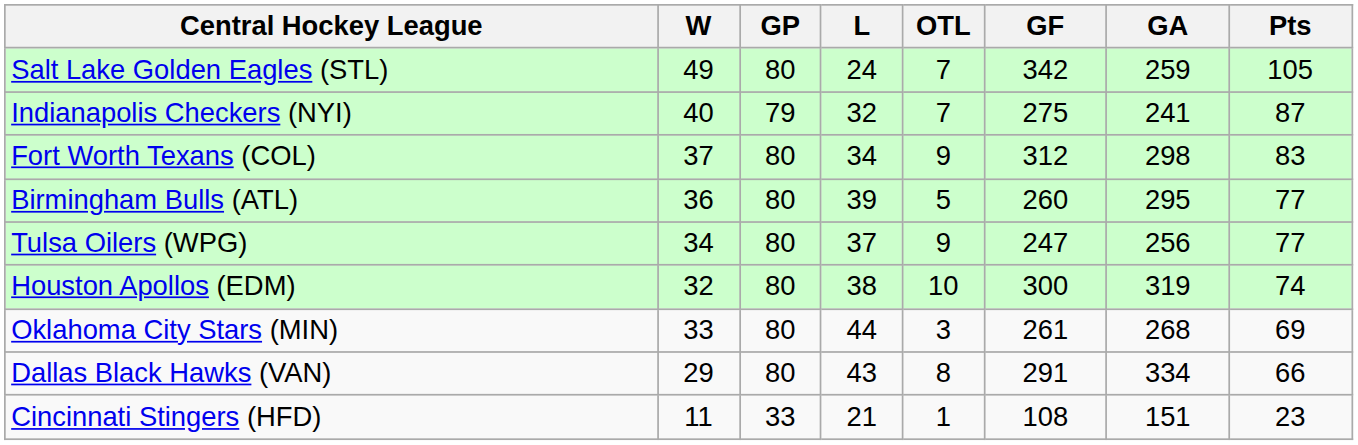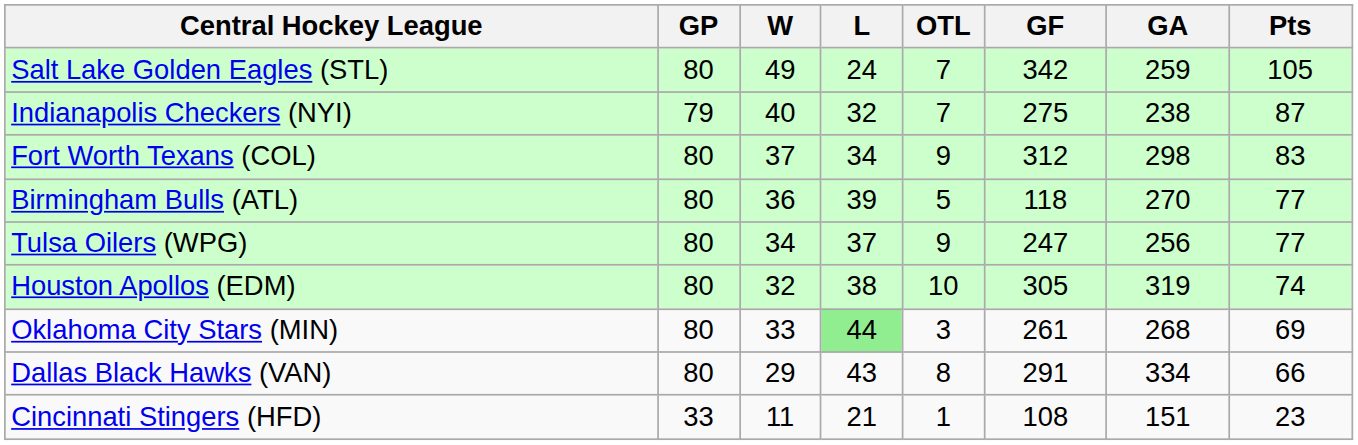columns swapped: (780, 26) <-> (699, 26)
(1168, 112) 241 -> (1168, 112) 238
(1045, 199) 260 -> (1045, 199) 118
(1168, 199) 295 -> (1168, 199) 270
(1045, 286) 300 -> (1045, 286) 305
(862, 329) no background -> (862, 329) lightgreen background
